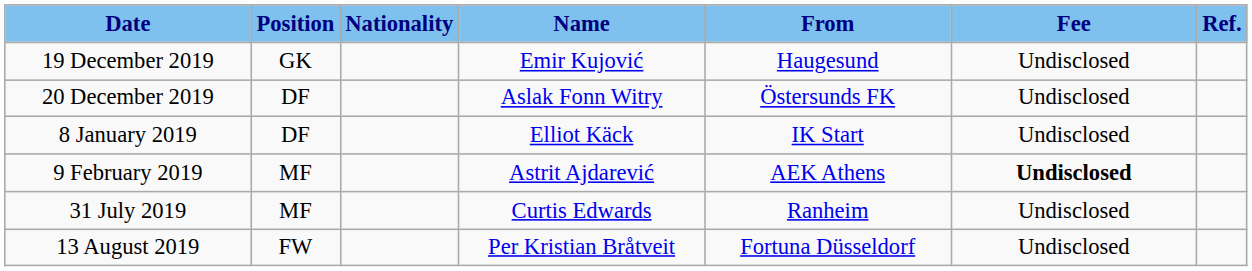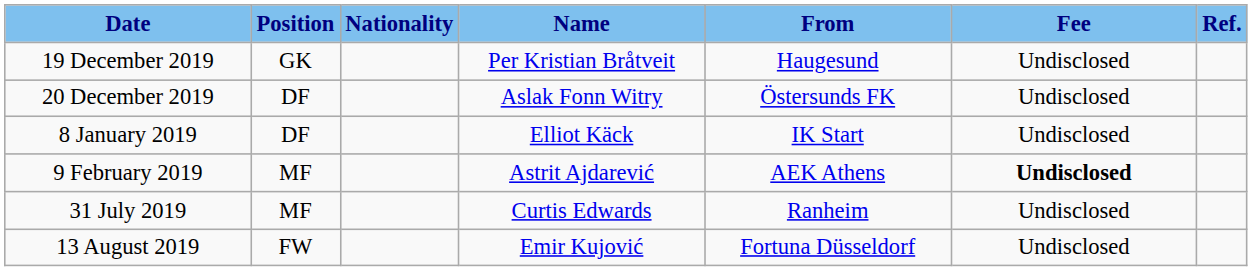(582, 60) Emir Kujović -> (582, 60) Per Kristian Bråtveit
(582, 247) Per Kristian Bråtveit -> (582, 247) Emir Kujović
